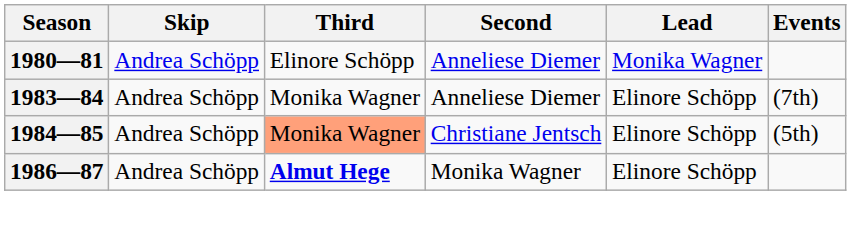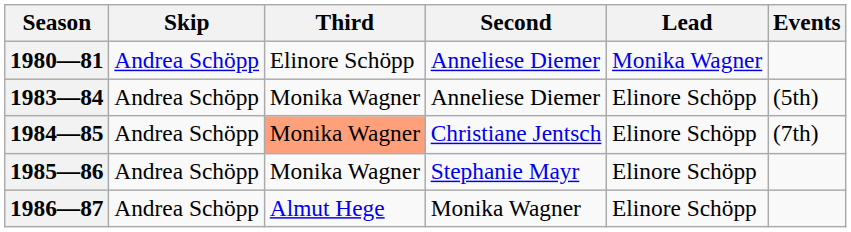(796, 97) (7th) -> (796, 97) (5th)
(796, 134) (5th) -> (796, 134) (7th)
+ row: (57, 171)
(330, 171) bold -> (327, 208) normal
